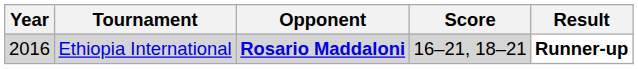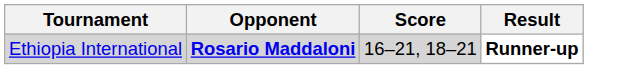- column: (29, 20)
